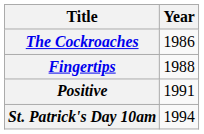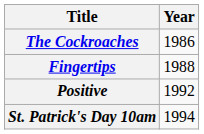(179, 91) 1991 -> (179, 91) 1992
